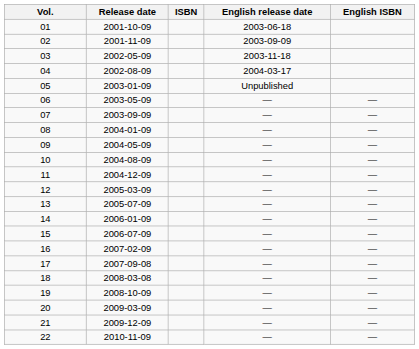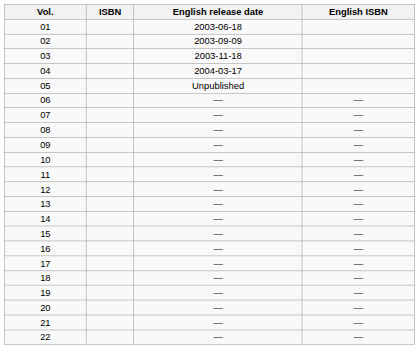- column: (127, 12)
